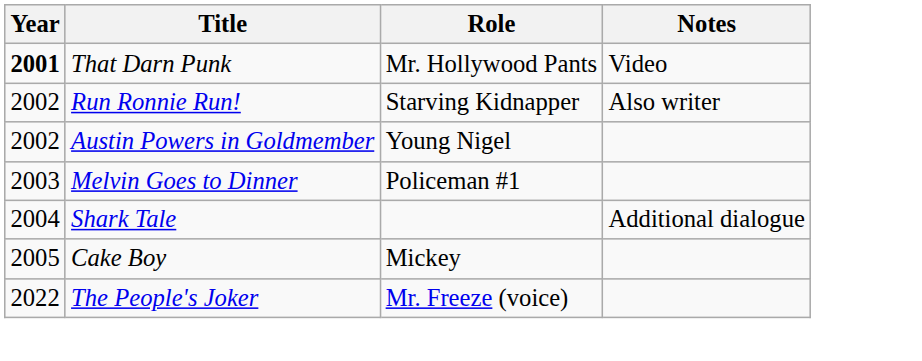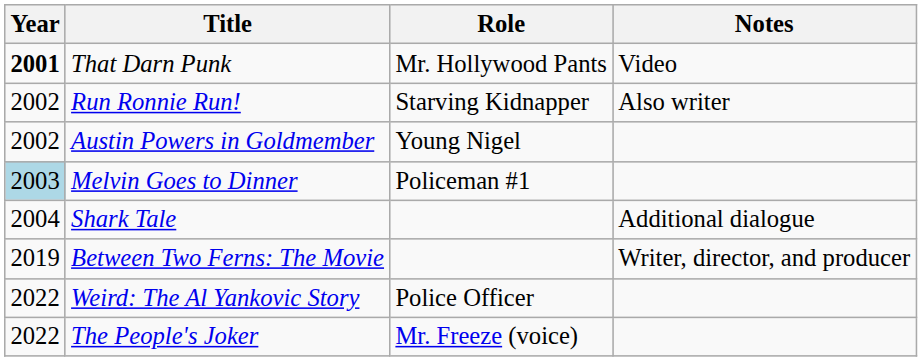(35, 180) no background -> (35, 180) lightblue background
- row: (119, 258)
+ row: (228, 258)
+ row: (215, 297)
